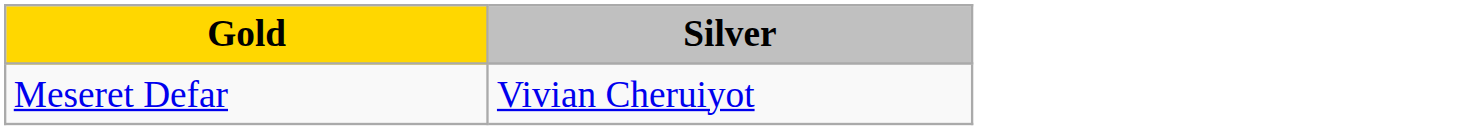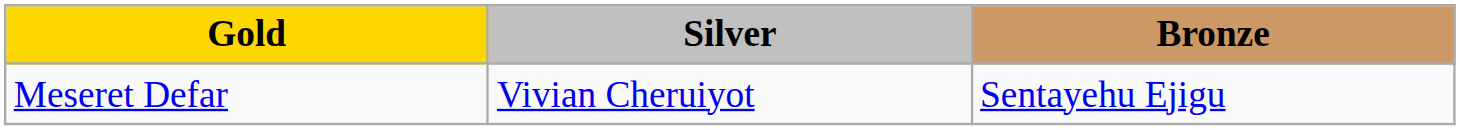+ column: (1213, 34)
